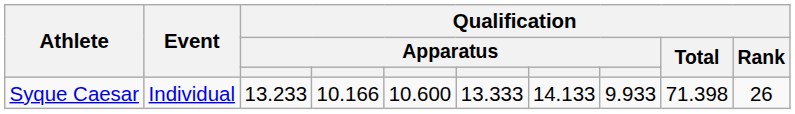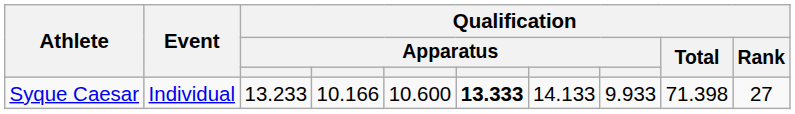(492, 93) normal -> (492, 93) bold
(761, 93) 26 -> (761, 93) 27
